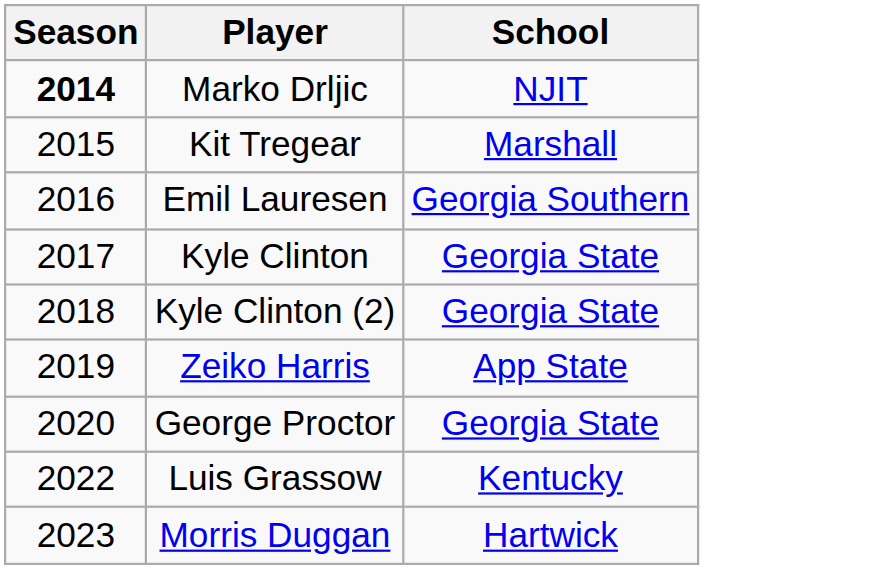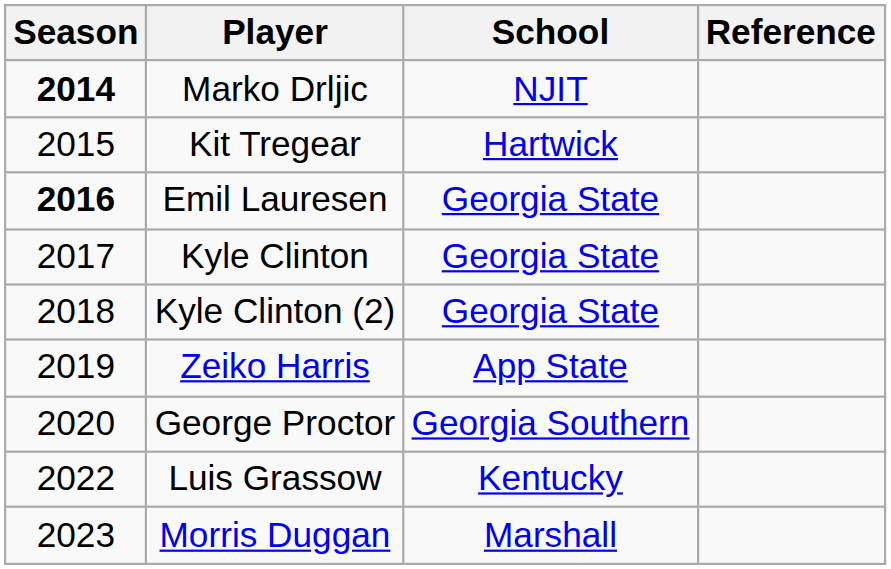+ column: (791, 32)
(550, 144) Marshall -> (550, 144) Hartwick
(76, 199) normal -> (76, 199) bold
(550, 199) Georgia Southern -> (550, 199) Georgia State
(550, 423) Georgia State -> (550, 423) Georgia Southern
(550, 534) Hartwick -> (550, 534) Marshall
